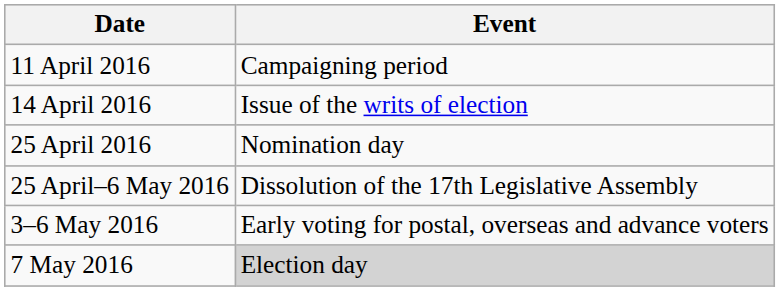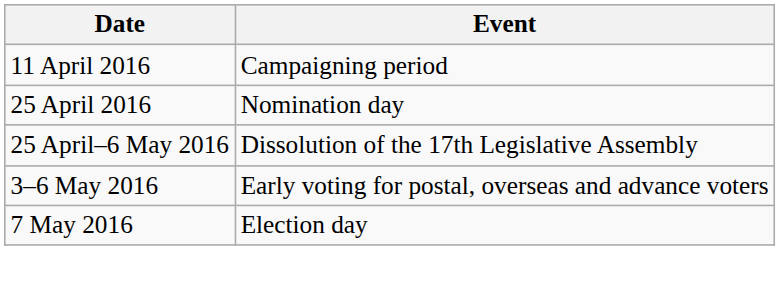- row: (81, 104)
(304, 265) lightgrey background -> (304, 225) no background
